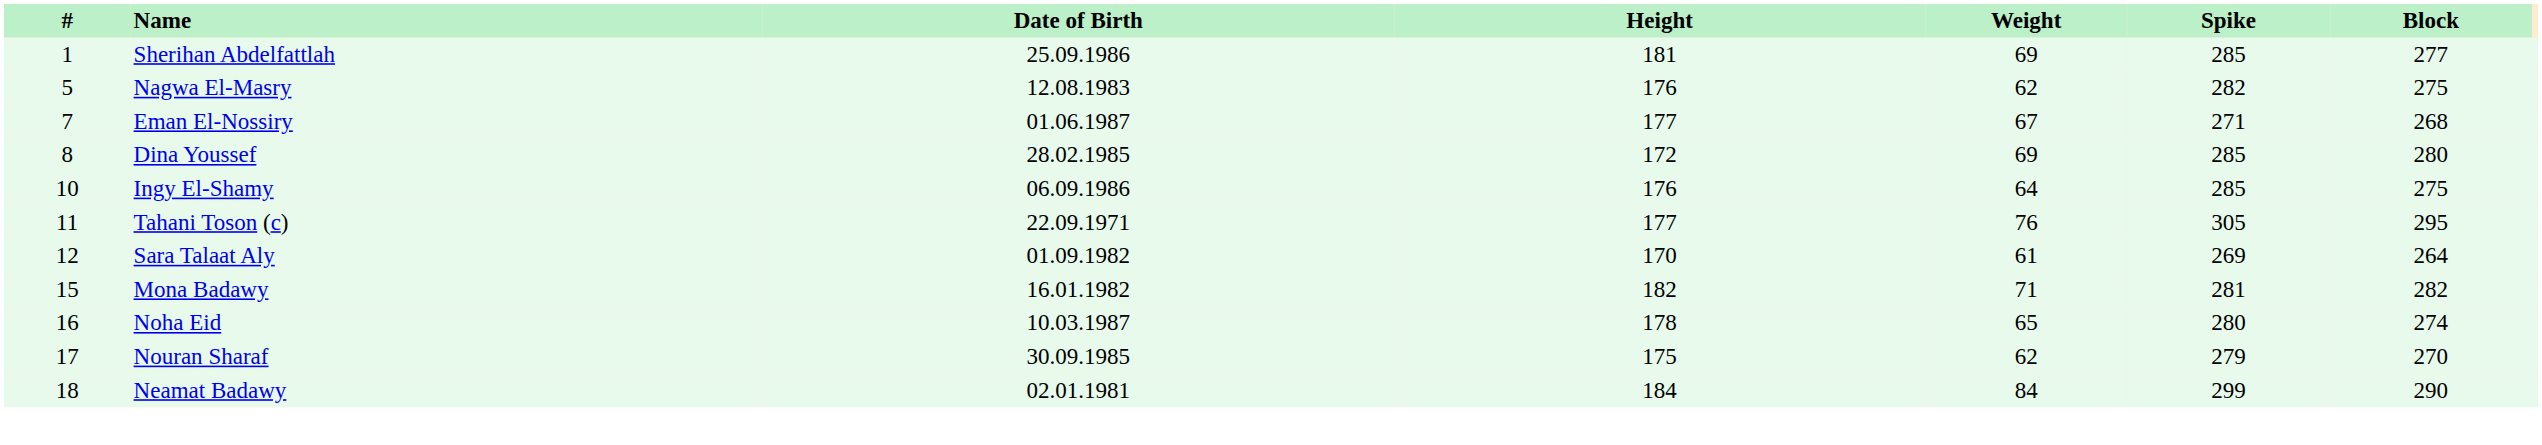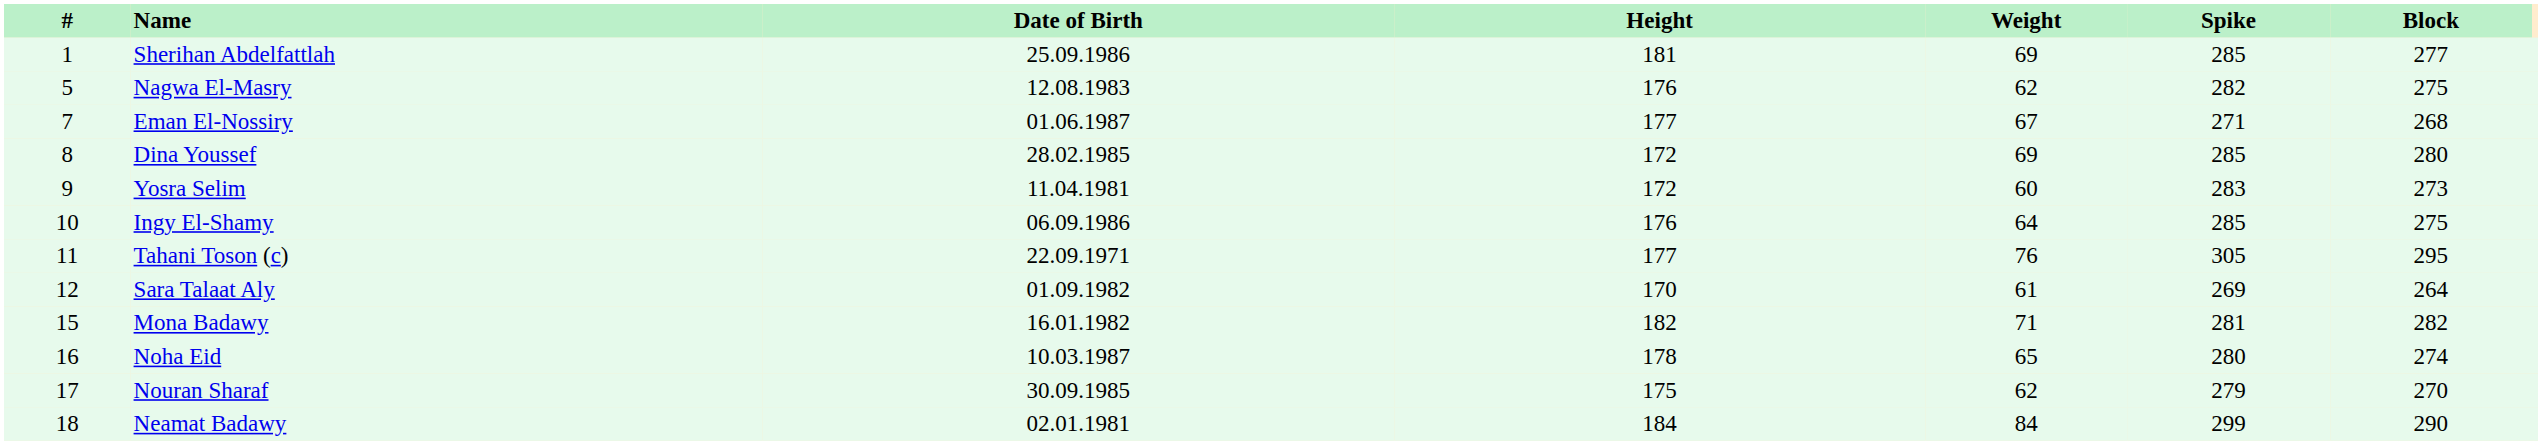+ row: (190, 188)
